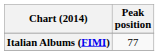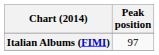(133, 42) 77 -> (133, 42) 97
